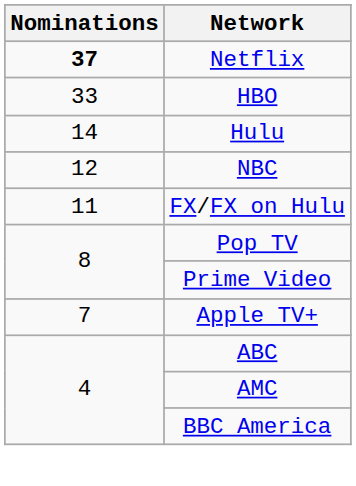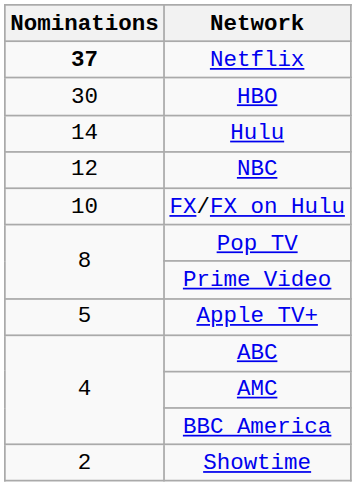(84, 97) 33 -> (84, 97) 30
(84, 206) 11 -> (84, 206) 10
(84, 316) 7 -> (84, 316) 5
+ row: (257, 463)
